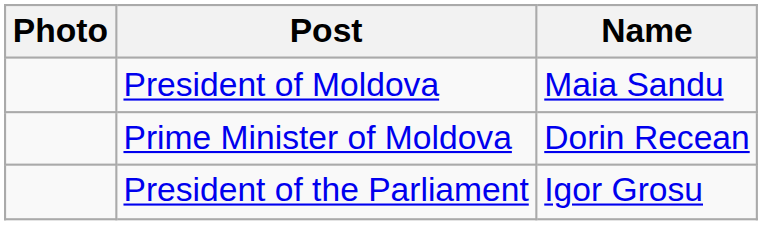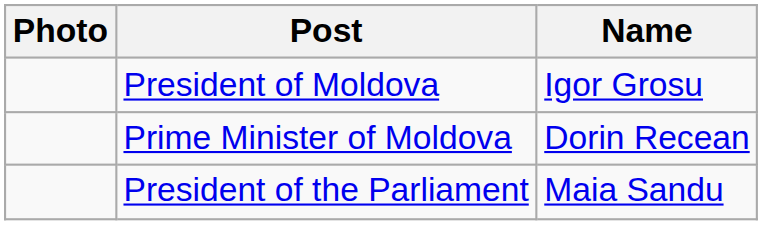(634, 84) Maia Sandu -> (624, 84) Igor Grosu
(624, 191) Igor Grosu -> (634, 191) Maia Sandu
